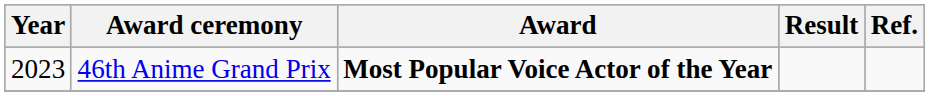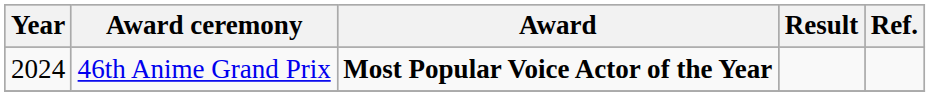(38, 68) 2023 -> (38, 68) 2024
